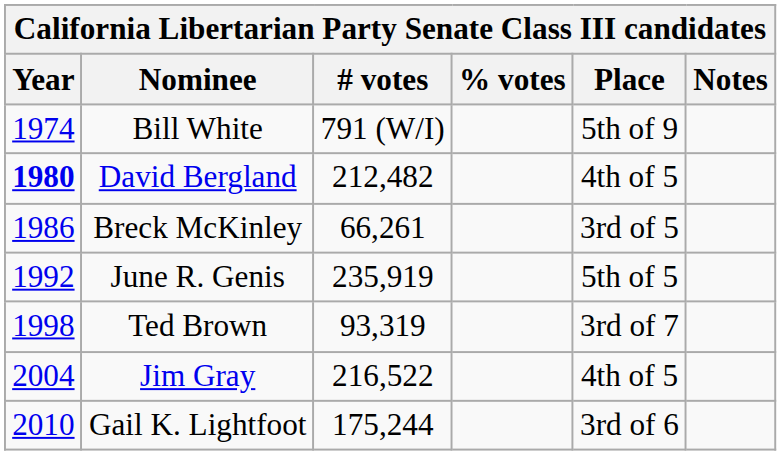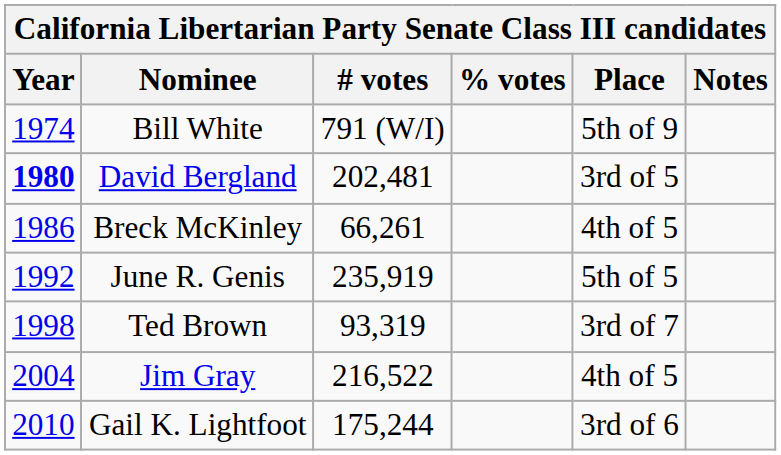(383, 177) 212,482 -> (383, 177) 202,481
(629, 177) 4th of 5 -> (629, 177) 3rd of 5
(629, 227) 3rd of 5 -> (629, 227) 4th of 5
